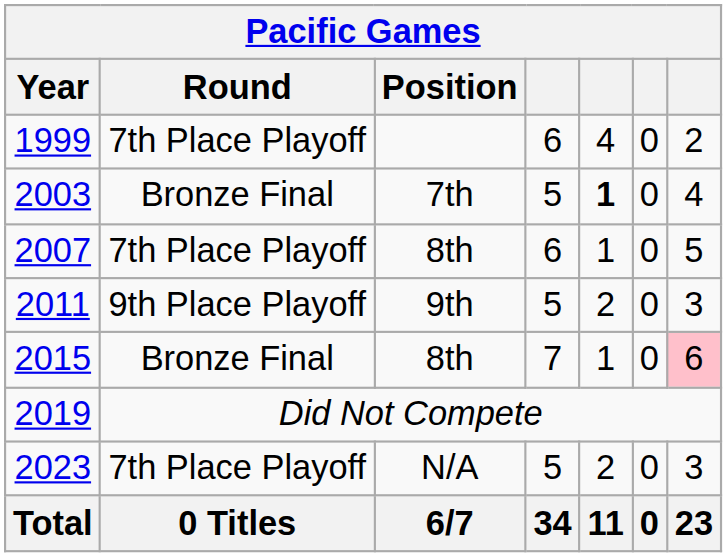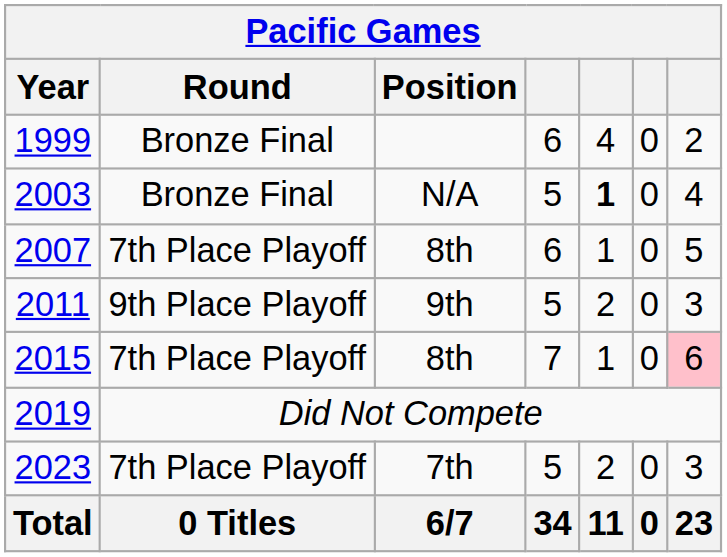(237, 140) 7th Place Playoff -> (237, 140) Bronze Final
(450, 195) 7th -> (450, 195) N/A
(237, 359) Bronze Final -> (237, 359) 7th Place Playoff
(450, 468) N/A -> (450, 468) 7th
